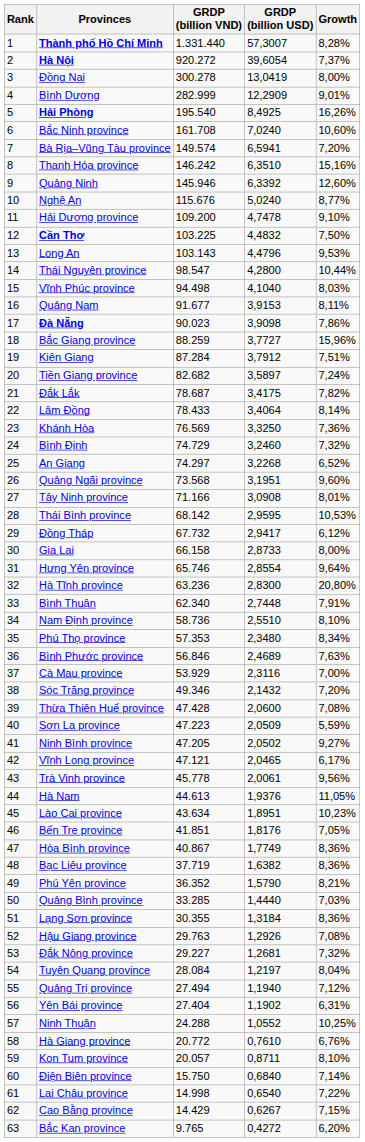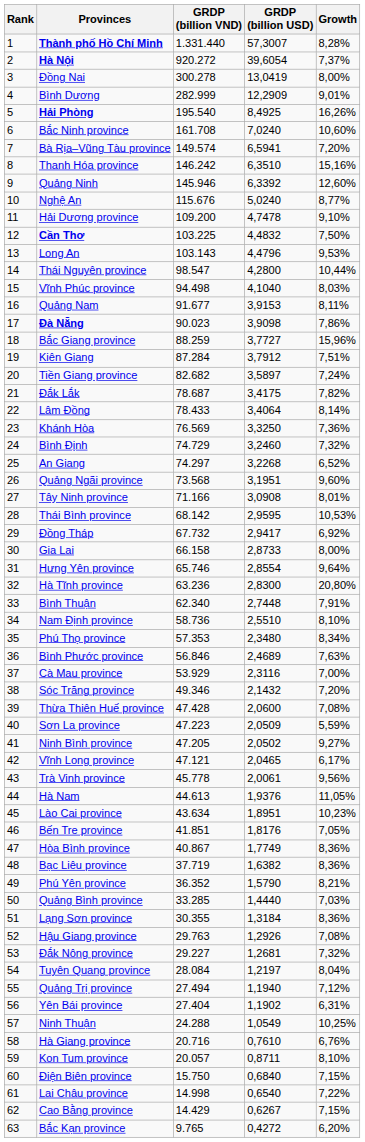(334, 533) 6,12% -> (334, 533) 6,92%
(264, 1023) 1,0552 -> (264, 1023) 1,0549
(193, 1041) 20.772 -> (193, 1041) 20.716
(334, 1076) 7,14% -> (334, 1076) 7,15%
